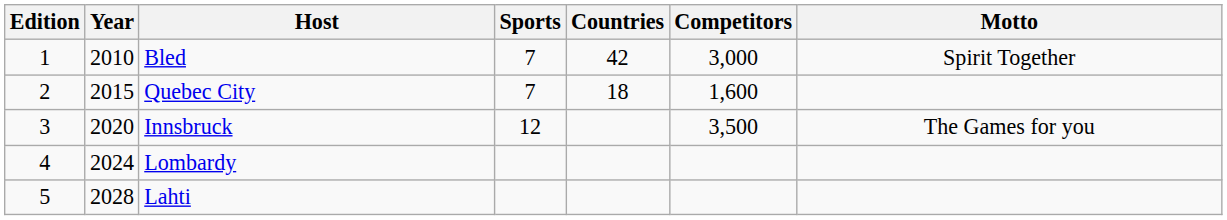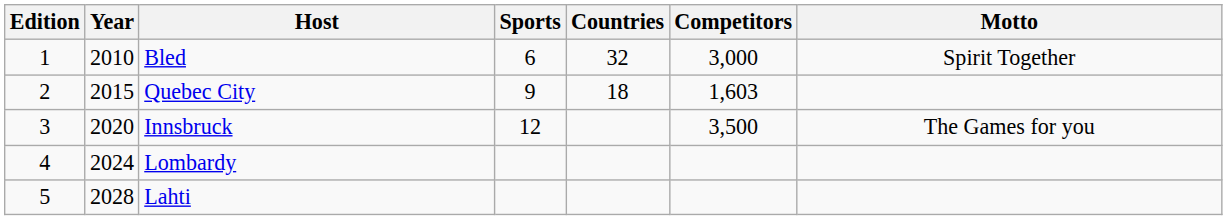(530, 57) 7 -> (530, 57) 6
(618, 57) 42 -> (618, 57) 32
(530, 92) 7 -> (530, 92) 9
(733, 92) 1,600 -> (733, 92) 1,603
